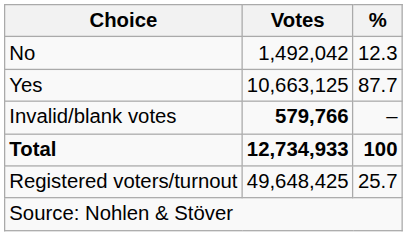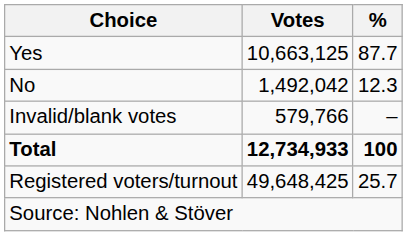rows swapped: (26, 85) <-> (22, 52)
(312, 117) bold -> (312, 117) normal
